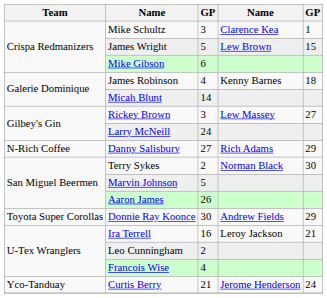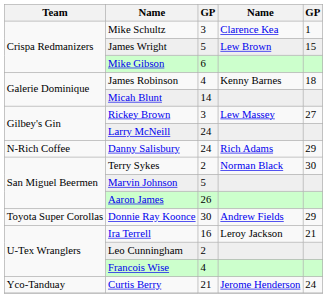(206, 149) 27 -> (206, 149) 24
